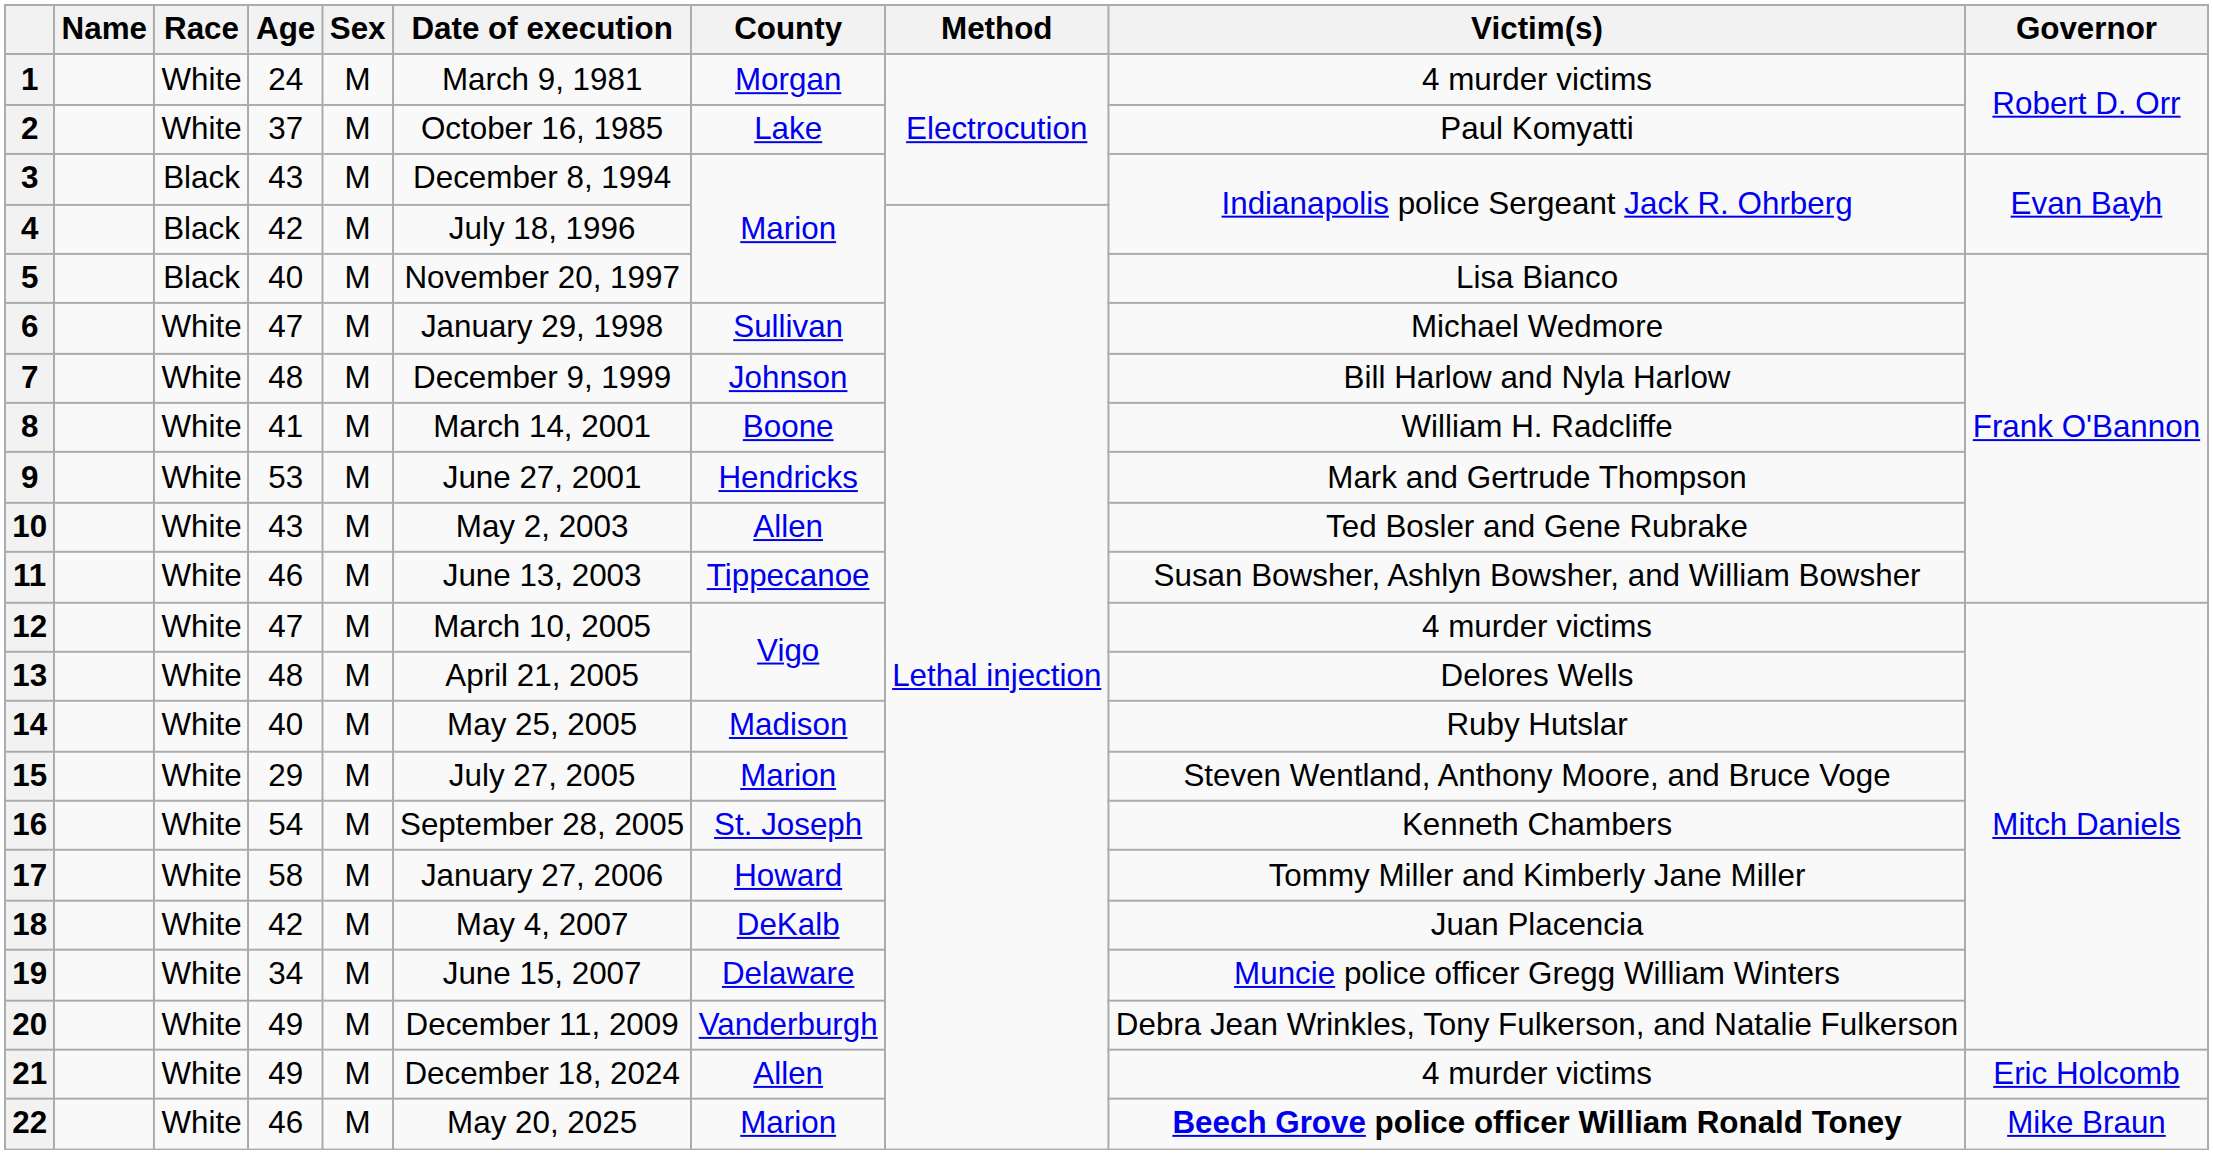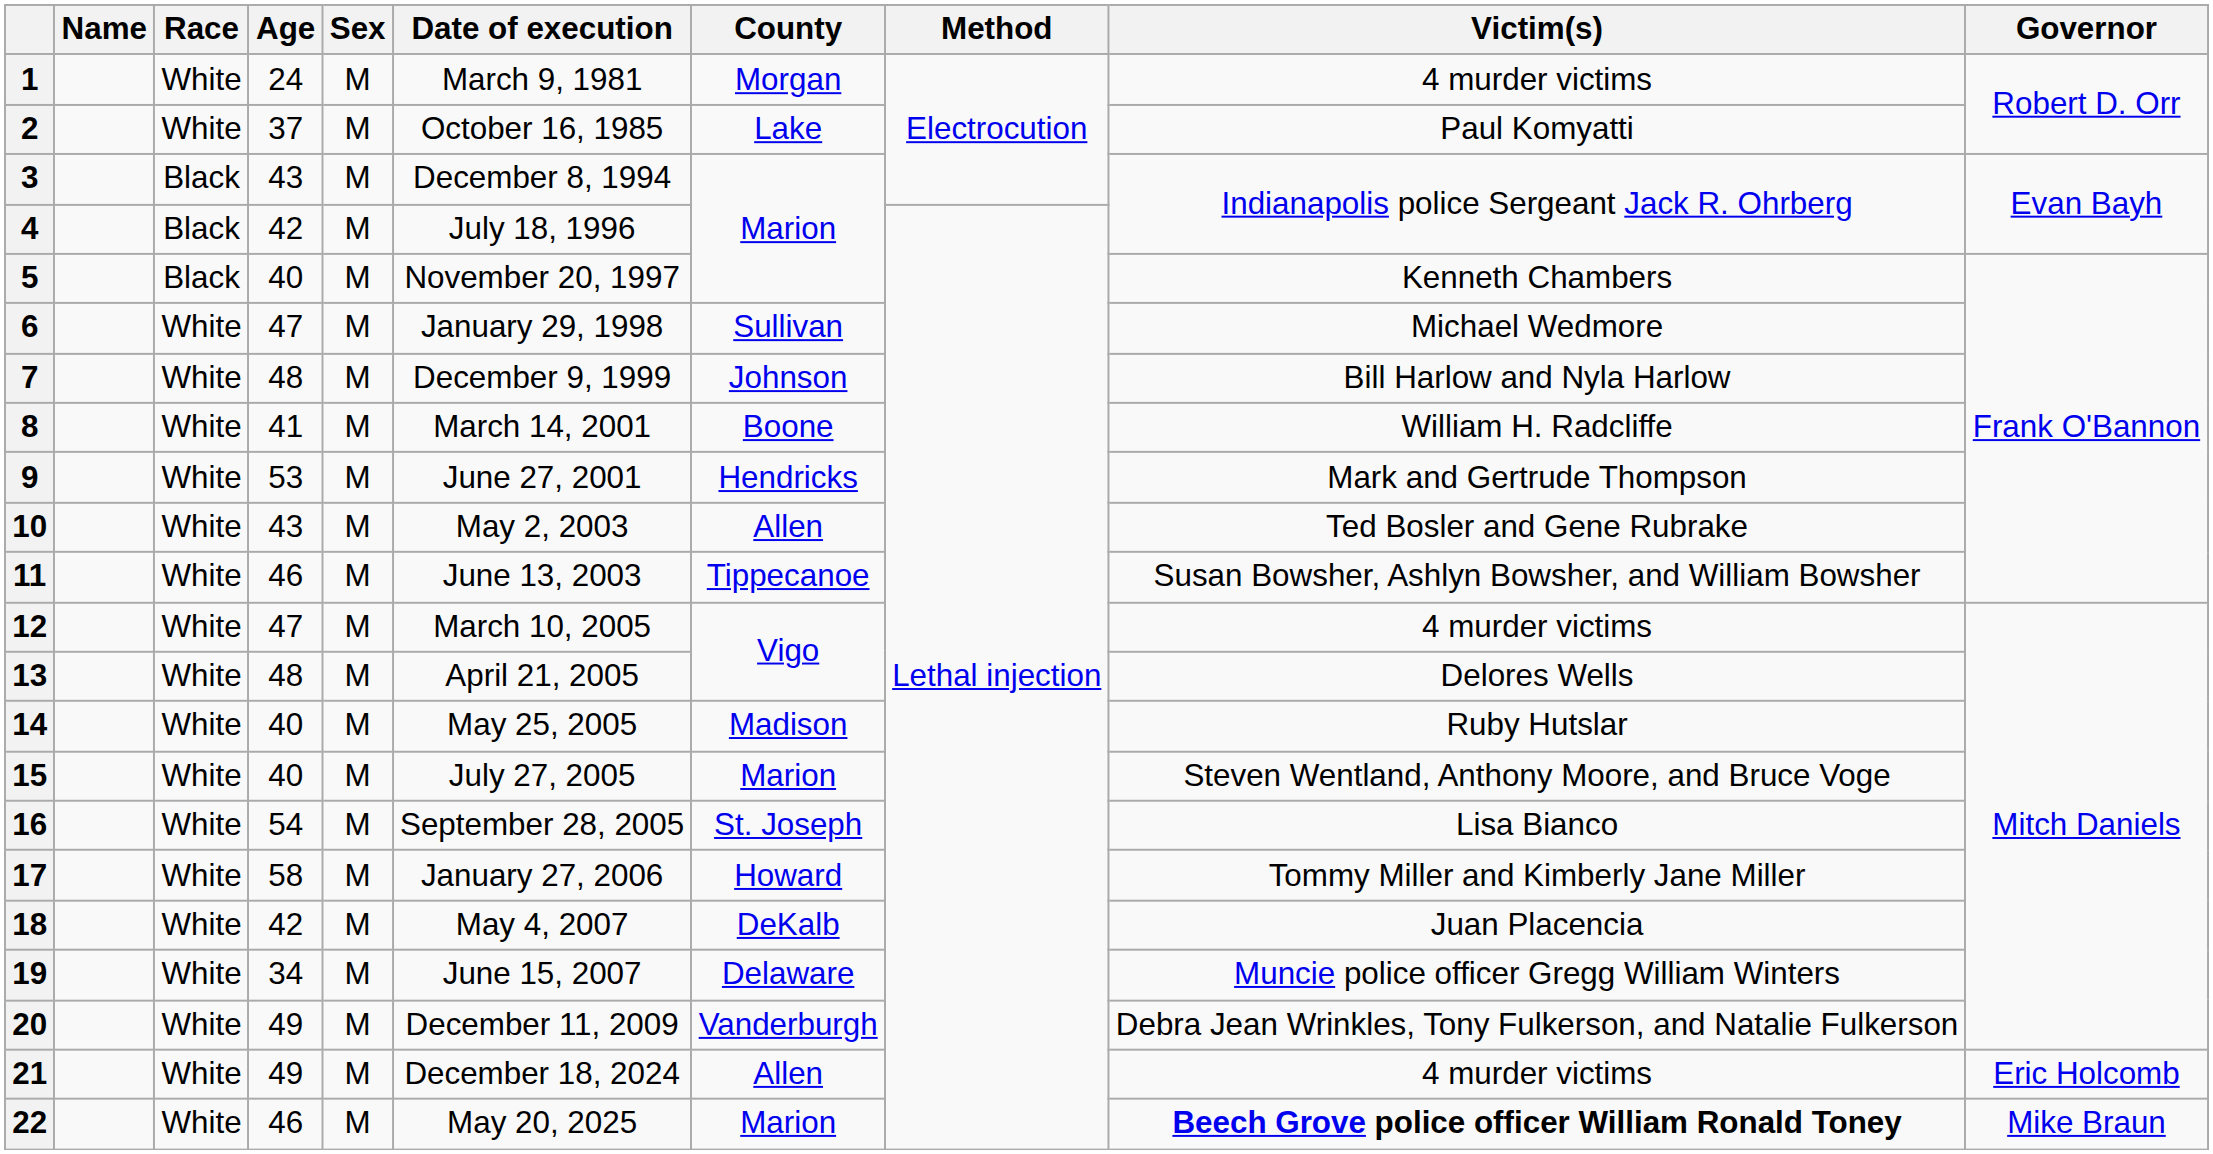(1537, 278) Lisa Bianco -> (1537, 278) Kenneth Chambers
(286, 775) 29 -> (286, 775) 40
(1537, 825) Kenneth Chambers -> (1537, 825) Lisa Bianco
